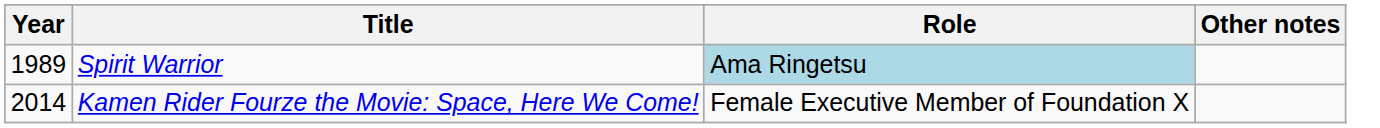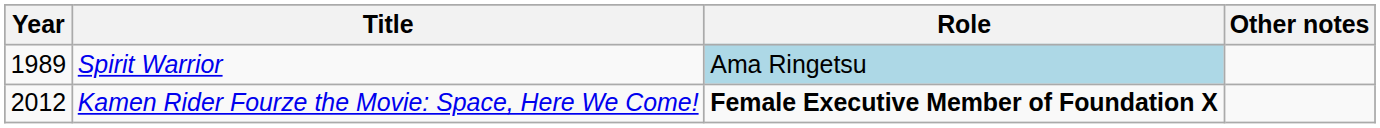(38, 104) 2014 -> (38, 104) 2012
(950, 104) normal -> (964, 104) bold
